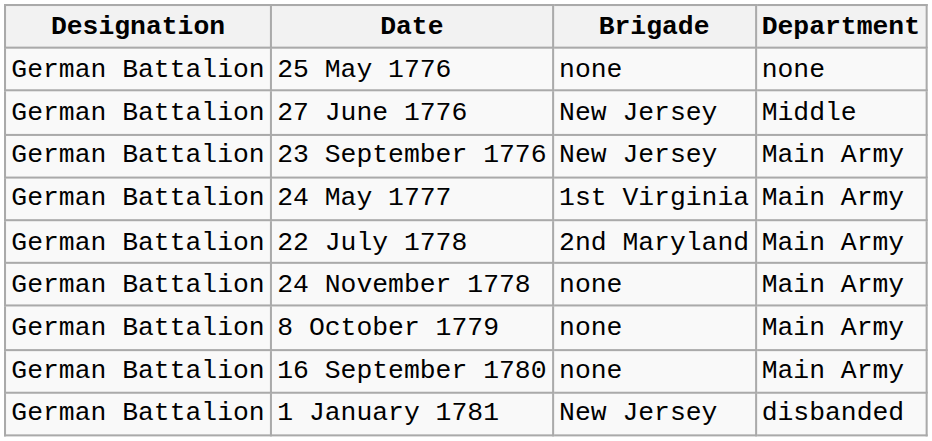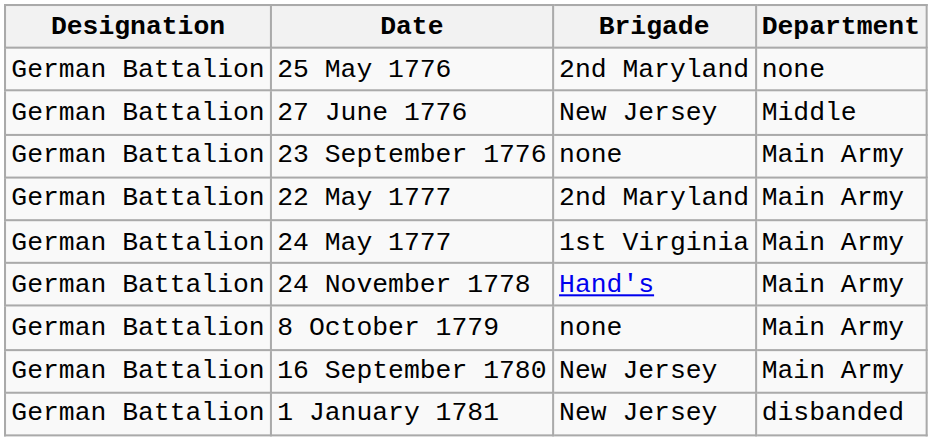(591, 70) none -> (654, 70) 2nd Maryland
(638, 156) New Jersey -> (591, 156) none
+ row: (364, 199)
- row: (372, 242)
(591, 285) none -> (607, 285) Hand's
(591, 371) none -> (638, 371) New Jersey
